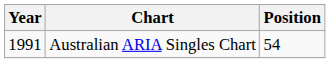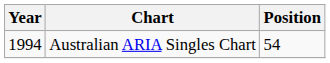(25, 44) 1991 -> (25, 44) 1994
